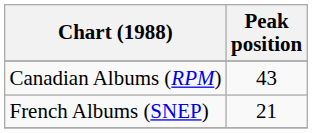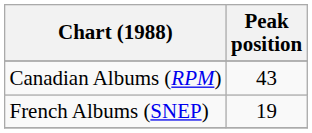(267, 111) 21 -> (267, 111) 19
